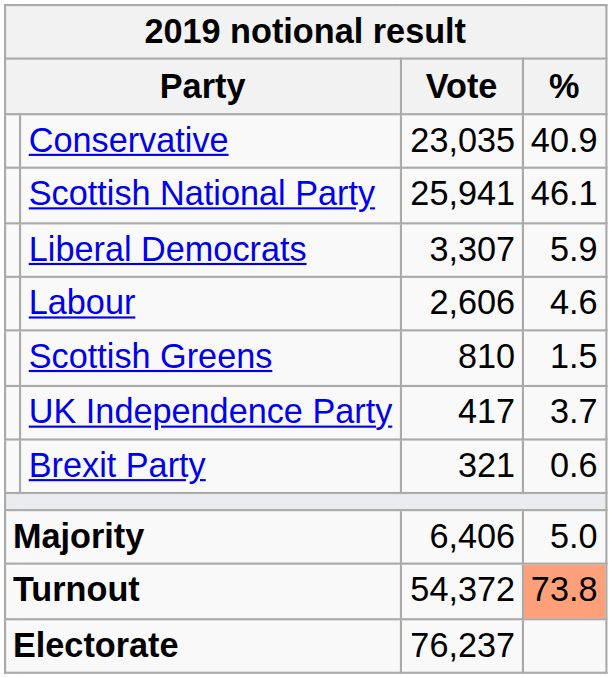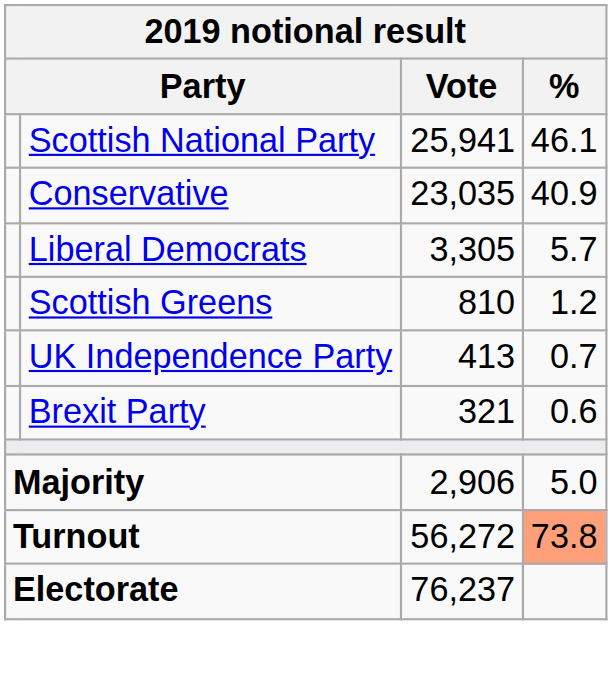rows swapped: (202, 194) <-> (129, 140)
(472, 248) 3,307 -> (472, 248) 3,305
(574, 248) 5.9 -> (574, 248) 5.7
- row: (82, 303)
(574, 357) 1.5 -> (574, 303) 1.2
(487, 411) 417 -> (487, 357) 413
(574, 411) 3.7 -> (574, 357) 0.7
(472, 536) 6,406 -> (472, 481) 2,906
(463, 590) 54,372 -> (463, 536) 56,272
